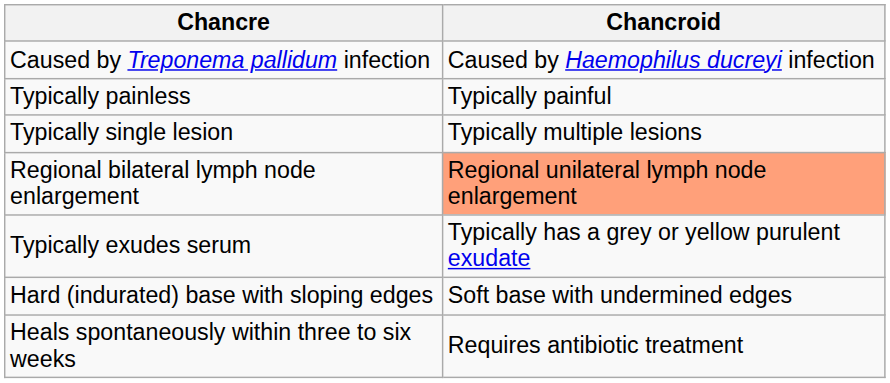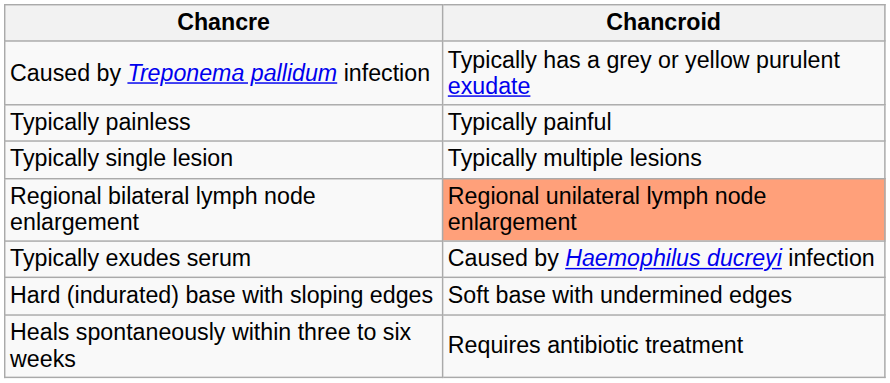(661, 59) Caused by Haemophilus ducreyi infection -> (644, 72) Typically has a grey or yellow purulent exudate
(644, 246) Typically has a grey or yellow purulent exudate -> (661, 259) Caused by Haemophilus ducreyi infection
